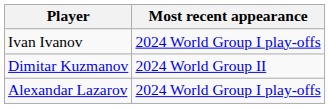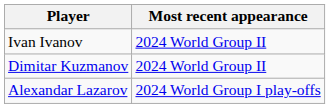(228, 41) 2024 World Group I play-offs -> (201, 41) 2024 World Group II
